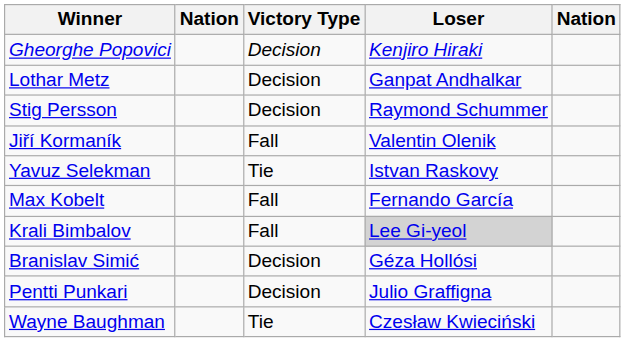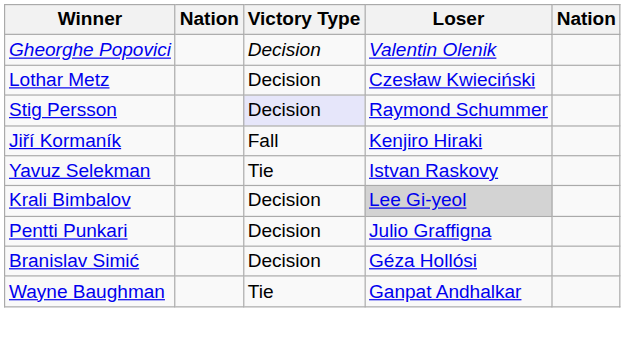(426, 49) Kenjiro Hiraki -> (433, 49) Valentin Olenik
(445, 79) Ganpat Andhalkar -> (452, 79) Czesław Kwieciński
(284, 110) no background -> (284, 110) lavender background
(432, 140) Valentin Olenik -> (426, 140) Kenjiro Hiraki
- row: (57, 200)
(263, 230) Fall -> (284, 200) Decision
rows swapped: (68, 291) <-> (74, 261)
(452, 321) Czesław Kwieciński -> (445, 291) Ganpat Andhalkar
